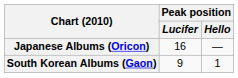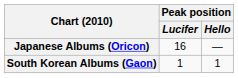(180, 64) 9 -> (180, 64) 1
